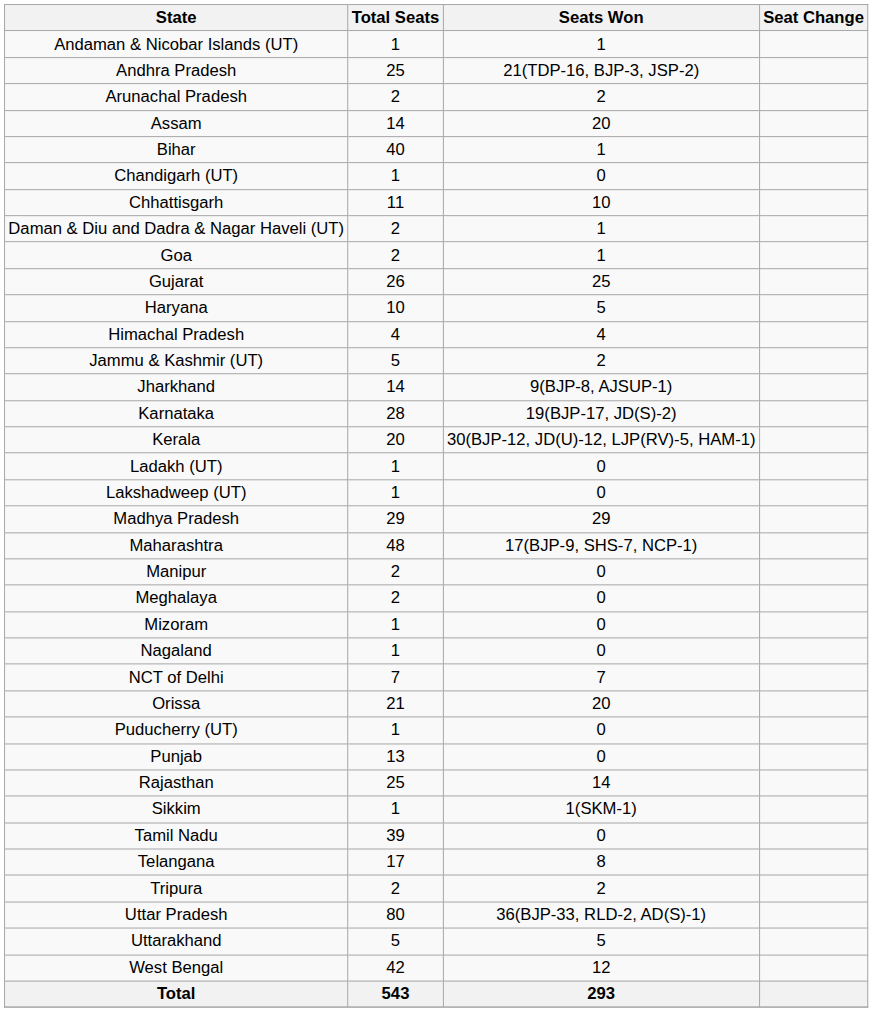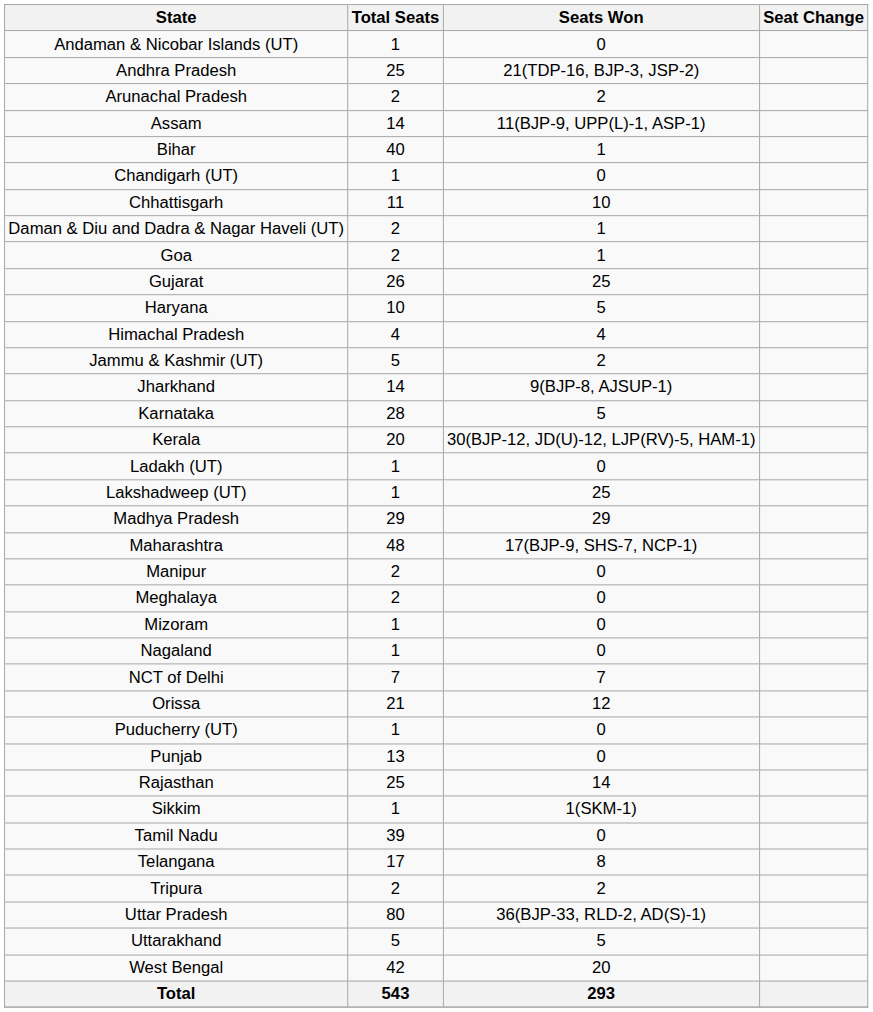(601, 44) 1 -> (601, 44) 0
(601, 123) 20 -> (601, 123) 11(BJP-9, UPP(L)-1, ASP-1)
(601, 413) 19(BJP-17, JD(S)-2) -> (601, 413) 5
(601, 492) 0 -> (601, 492) 25
(601, 703) 20 -> (601, 703) 12
(601, 967) 12 -> (601, 967) 20
